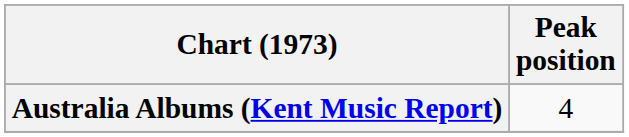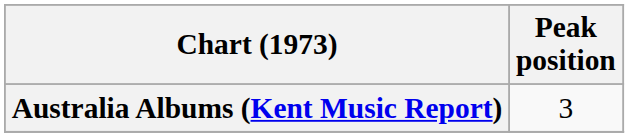(566, 107) 4 -> (566, 107) 3
